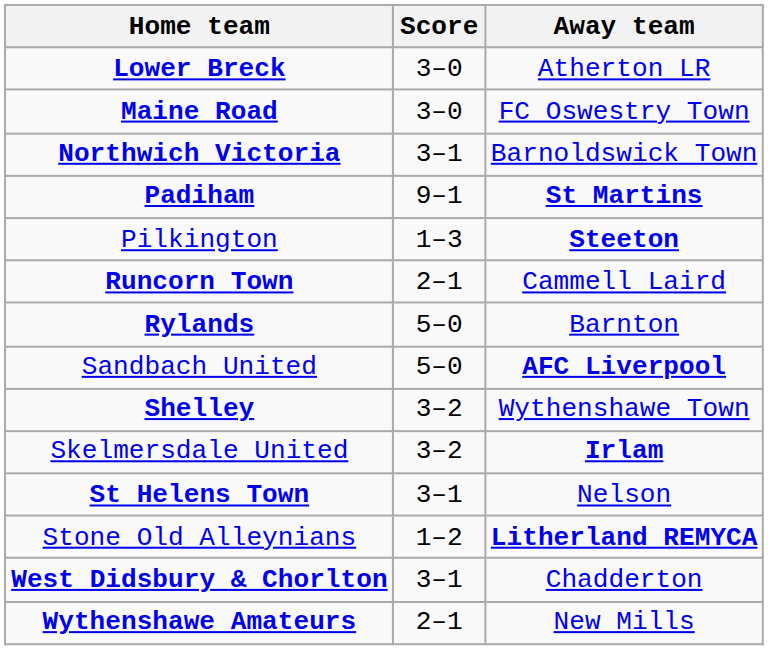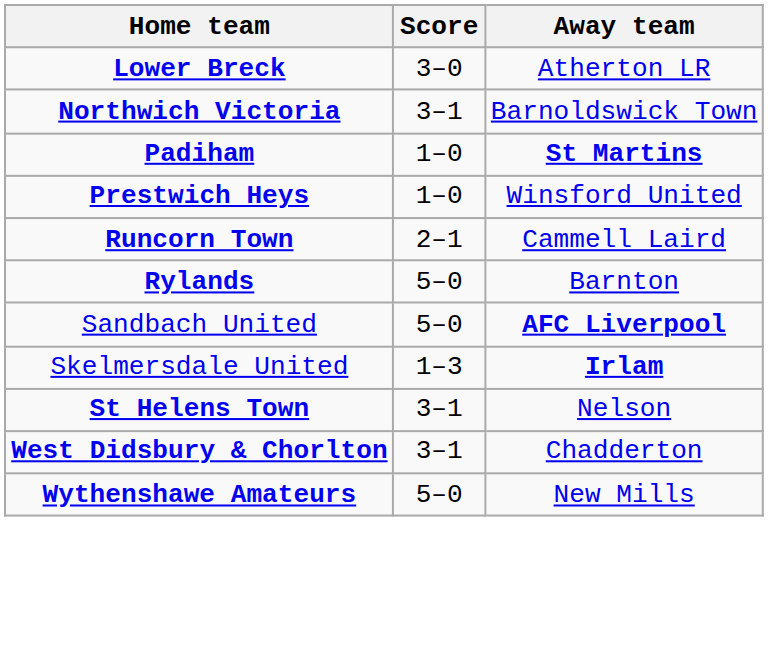- row: (199, 111)
(439, 197) 9–1 -> (439, 154) 1–0
- row: (199, 239)
+ row: (199, 197)
- row: (199, 410)
(439, 452) 3–2 -> (439, 367) 1–3
- row: (199, 537)
(439, 623) 2–1 -> (439, 495) 5–0
